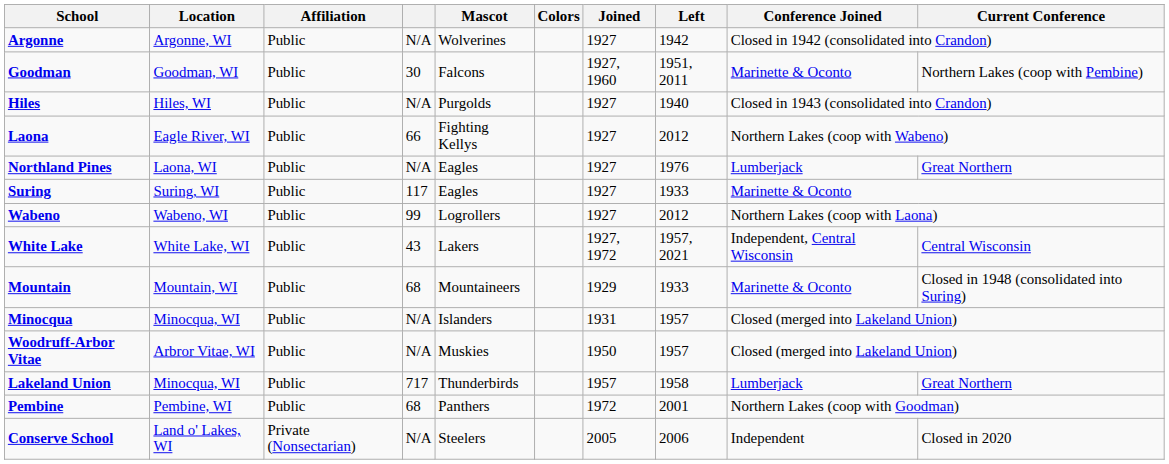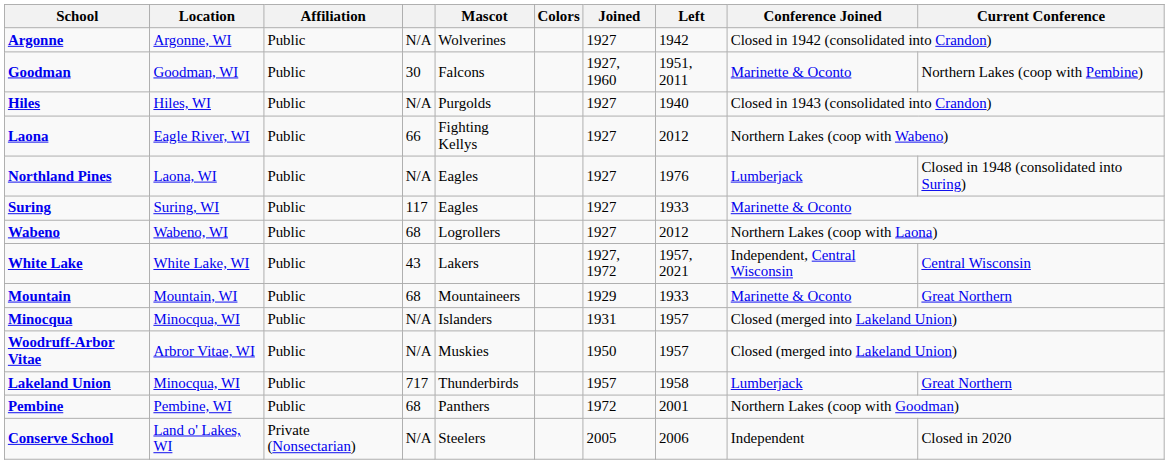(967, 167) Great Northern -> (1022, 176) Closed in 1948 (consolidated into Suring)
(413, 214) 99 -> (413, 231) 68
(1022, 287) Closed in 1948 (consolidated into Suring) -> (967, 295) Great Northern
